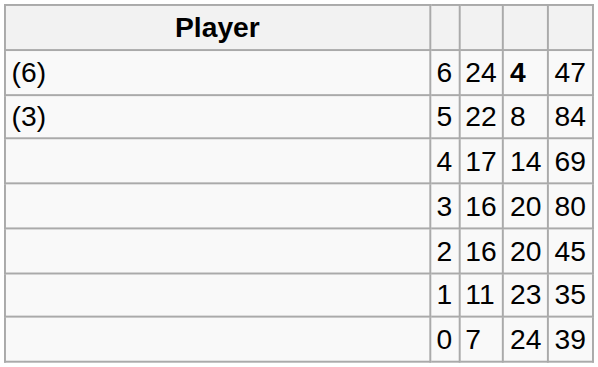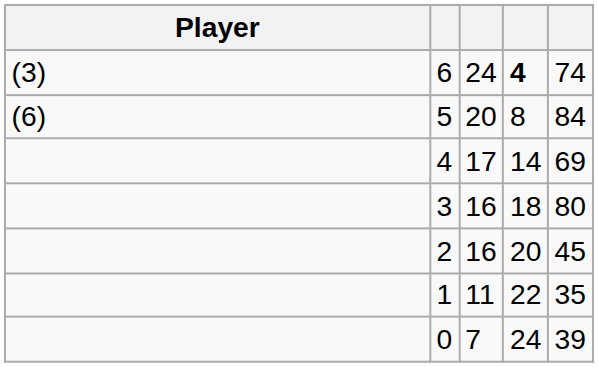(29, 72) (6) -> (29, 72) (3)
(570, 72) 47 -> (570, 72) 74
(29, 117) (3) -> (29, 117) (6)
(481, 117) 22 -> (481, 117) 20
(526, 206) 20 -> (526, 206) 18
(526, 295) 23 -> (526, 295) 22
